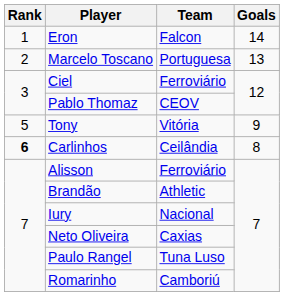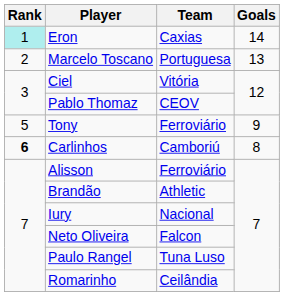(25, 37) no background -> (25, 37) paleturquoise background
(180, 37) Falcon -> (181, 37) Caxias
(193, 81) Ferroviário -> (179, 81) Vitória
(179, 125) Vitória -> (193, 125) Ferroviário
(189, 147) Ceilândia -> (190, 147) Camboriú
(181, 236) Caxias -> (180, 236) Falcon
(190, 280) Camboriú -> (189, 280) Ceilândia
